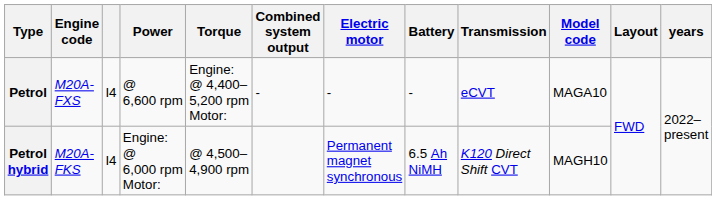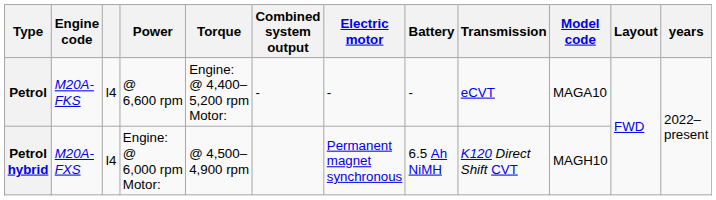(74, 92) M20A-FXS -> (74, 92) M20A-FKS
(74, 161) M20A-FKS -> (74, 161) M20A-FXS
